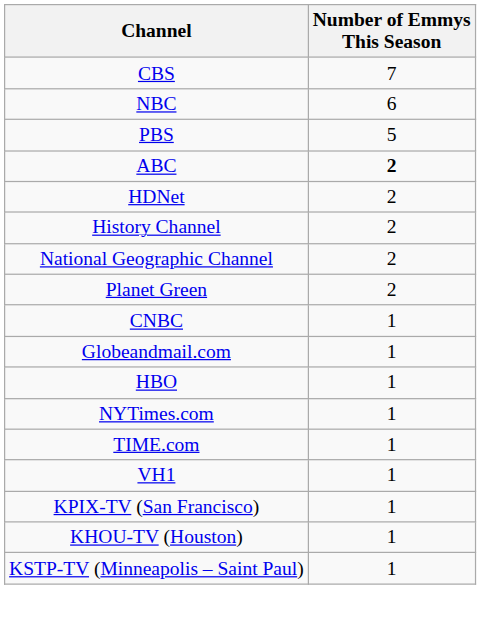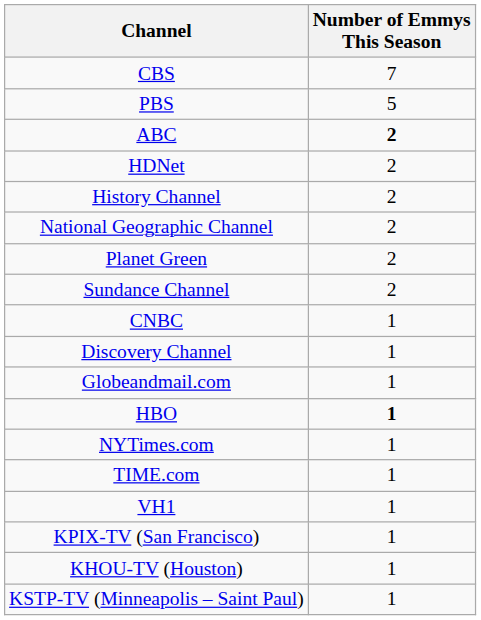- row: (156, 103)
+ row: (156, 289)
+ row: (156, 351)
(392, 382) normal -> (392, 413) bold
